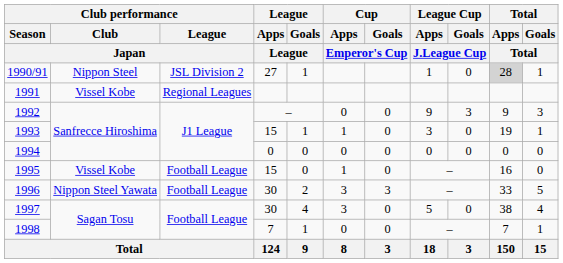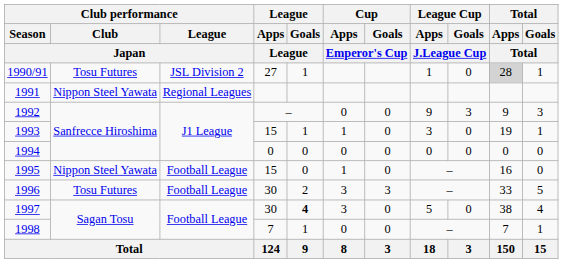(105, 72) Nippon Steel -> (105, 72) Tosu Futures
(105, 92) Vissel Kobe -> (105, 92) Nippon Steel Yawata
(105, 170) Vissel Kobe -> (105, 170) Nippon Steel Yawata
(105, 190) Nippon Steel Yawata -> (105, 190) Tosu Futures
(305, 209) normal -> (305, 209) bold
